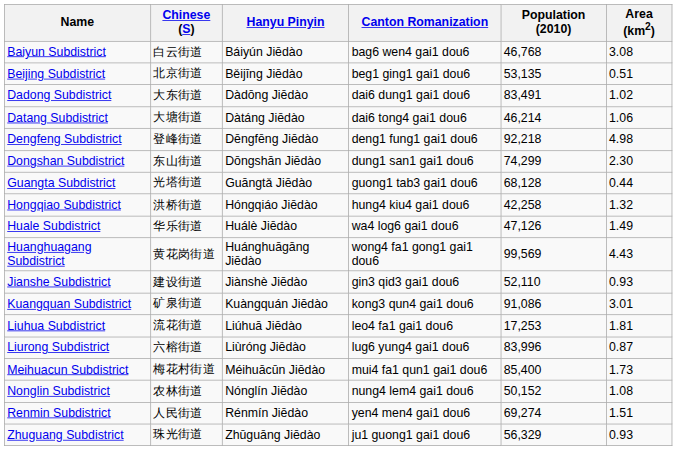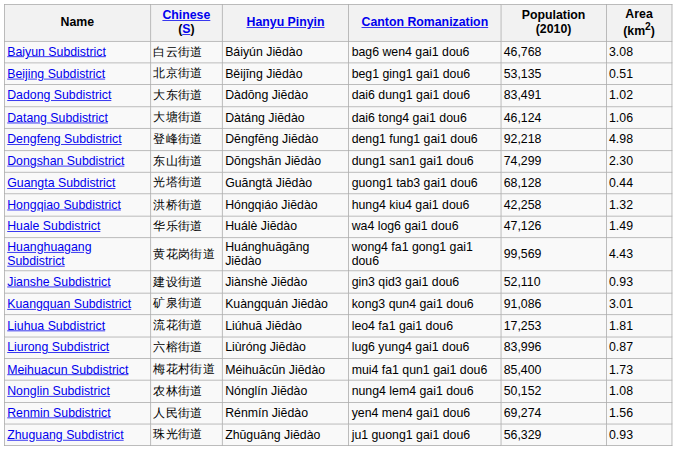(523, 117) 46,214 -> (523, 117) 46,124
(621, 413) 1.51 -> (621, 413) 1.56
